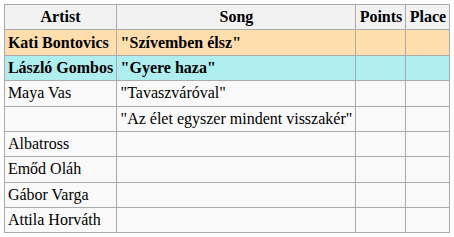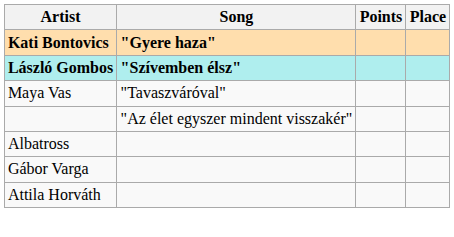(181, 42) "Szívemben élsz" -> (168, 42) "Gyere haza"
(168, 67) "Gyere haza" -> (181, 67) "Szívemben élsz"
- row: (45, 169)
